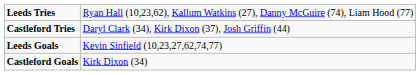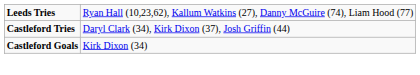- row: (32, 45)
